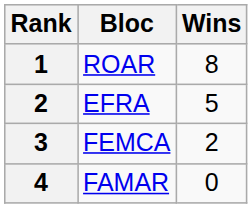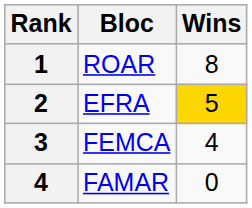(212, 103) no background -> (212, 103) gold background
(212, 143) 2 -> (212, 143) 4
